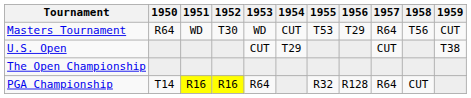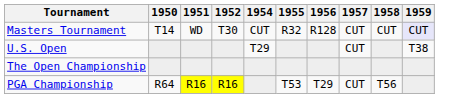- column: (260, 14)
(165, 31) R64 -> (165, 31) T14
(323, 31) T53 -> (292, 31) R32
(355, 31) T29 -> (323, 31) R128
(387, 31) R64 -> (355, 31) CUT
(418, 31) T56 -> (387, 31) CUT
(450, 31) no background -> (418, 31) lavender background
(165, 85) T14 -> (165, 85) R64
(323, 85) R32 -> (292, 85) T53
(355, 85) R128 -> (323, 85) T29
(387, 85) R64 -> (355, 85) CUT
(418, 85) CUT -> (387, 85) T56
